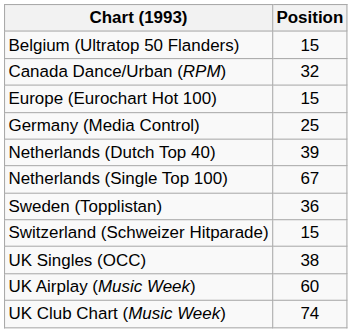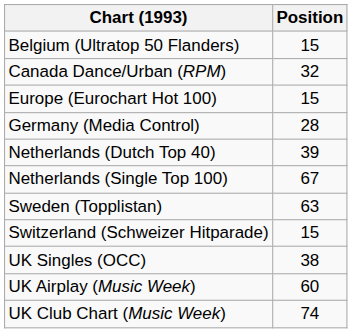(310, 125) 25 -> (310, 125) 28
(310, 206) 36 -> (310, 206) 63
